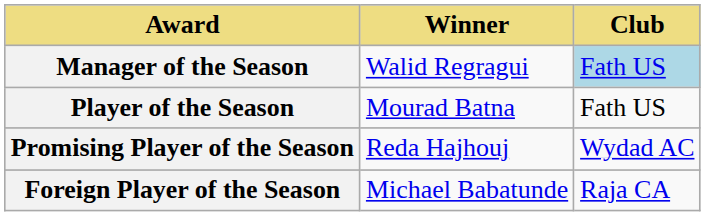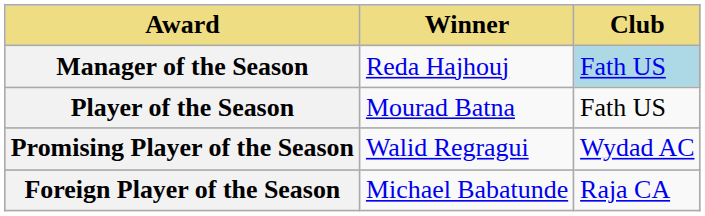(447, 66) Walid Regragui -> (438, 66) Reda Hajhouj
(438, 148) Reda Hajhouj -> (447, 148) Walid Regragui
